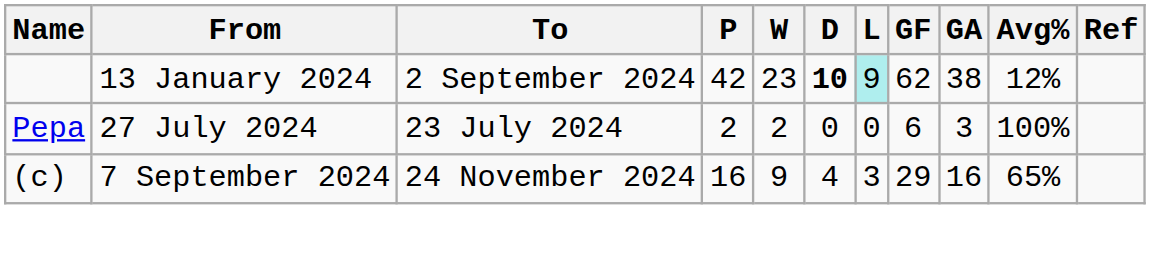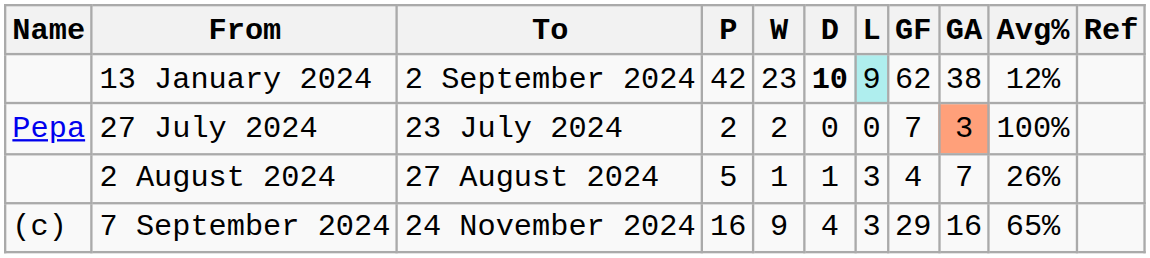(913, 129) 6 -> (913, 129) 7
(964, 129) no background -> (964, 129) lightsalmon background
+ row: (218, 178)
